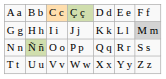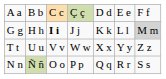(54, 30) normal -> (54, 30) bold
rows swapped: (15, 47) <-> (13, 64)
